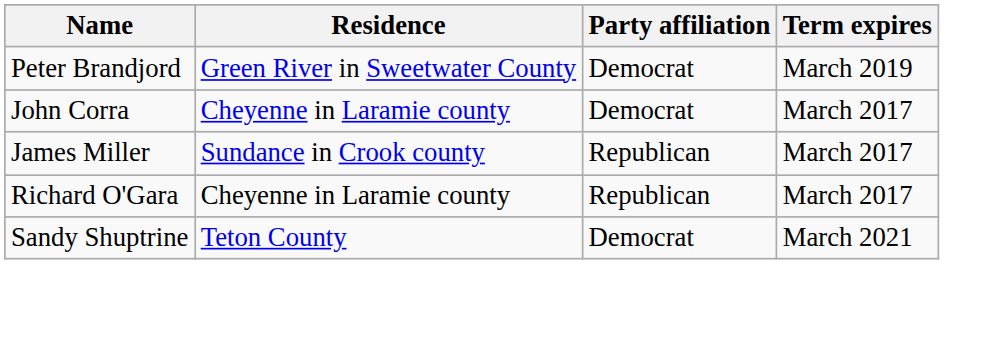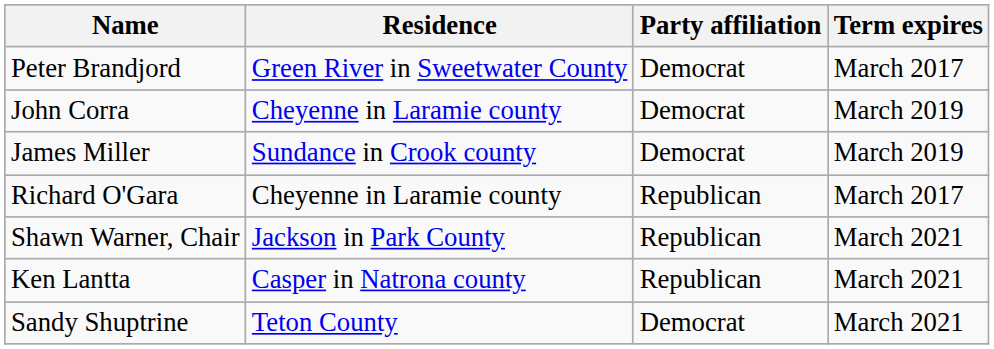(848, 68) March 2019 -> (899, 68) March 2017
(848, 110) March 2017 -> (899, 110) March 2019
(649, 152) Republican -> (692, 152) Democrat
(848, 152) March 2017 -> (899, 152) March 2019
+ row: (125, 237)
+ row: (71, 279)
